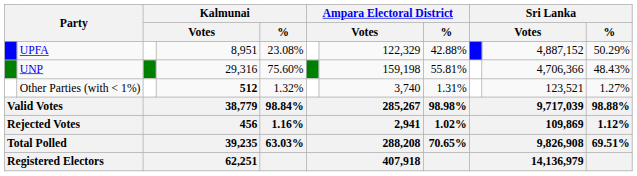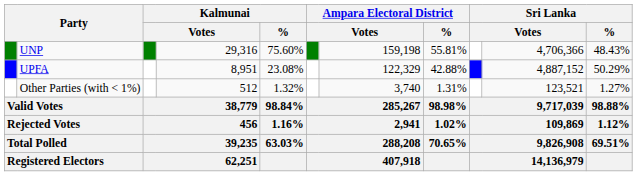rows swapped: (31, 69) <-> (34, 50)
(249, 87) bold -> (249, 87) normal
